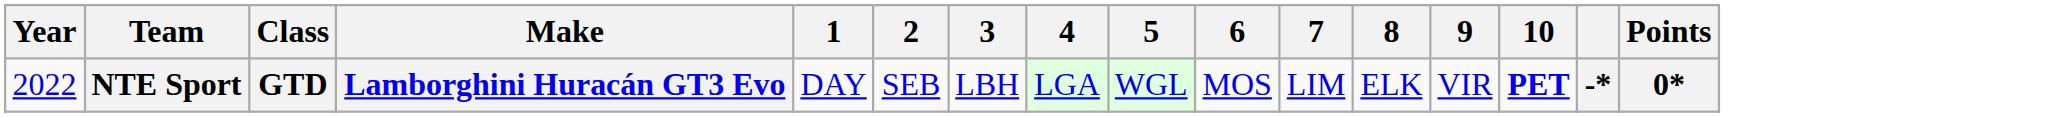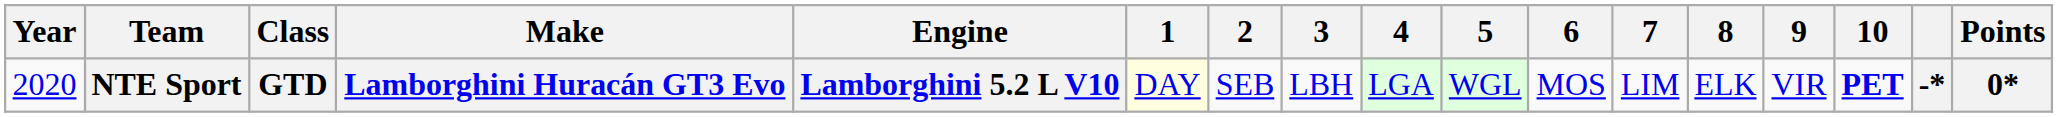+ column: (960, 31)
(45, 83) 2022 -> (45, 83) 2020
(834, 83) no background -> (1168, 83) lightyellow background
